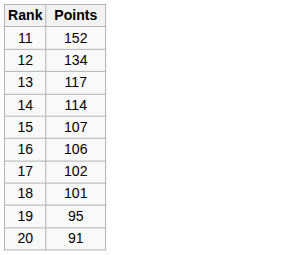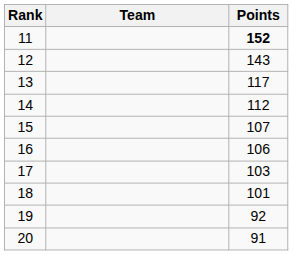+ column: (137, 15)
(76, 37) normal -> (258, 37) bold
(76, 60) 134 -> (258, 60) 143
(76, 104) 114 -> (258, 104) 112
(76, 171) 102 -> (258, 171) 103
(76, 216) 95 -> (258, 216) 92
